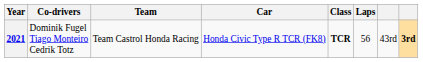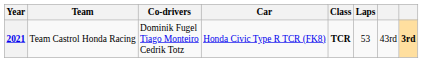columns swapped: (146, 12) <-> (59, 12)
(366, 39) 56 -> (366, 39) 53
